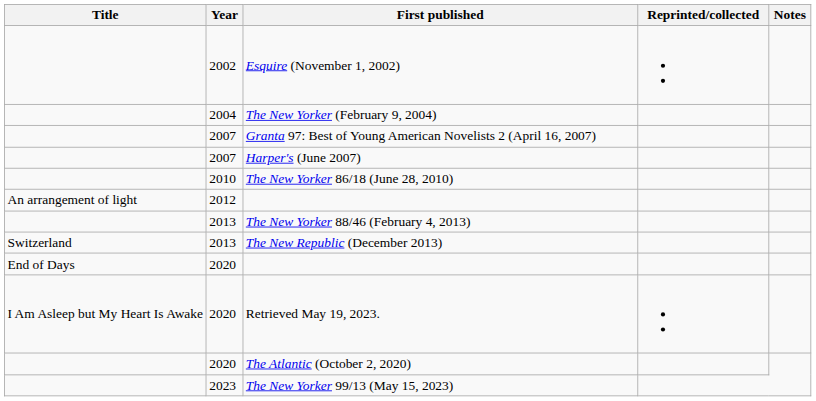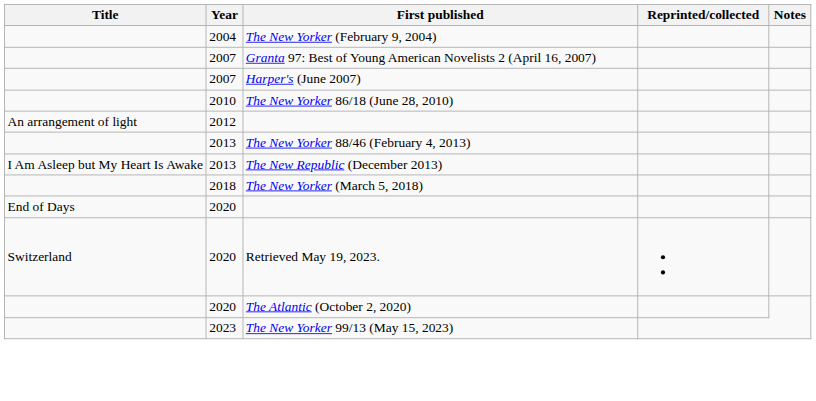- row: (223, 65)
(40, 242) Switzerland -> (105, 164) I Am Asleep but My Heart Is Awake
+ row: (223, 185)
(105, 313) I Am Asleep but My Heart Is Awake -> (40, 256) Switzerland
